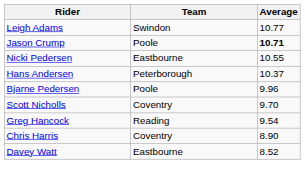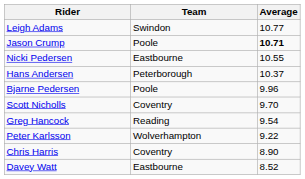+ row: (39, 136)
